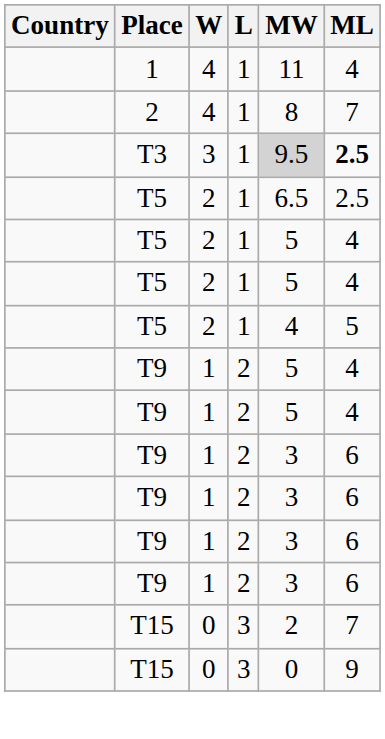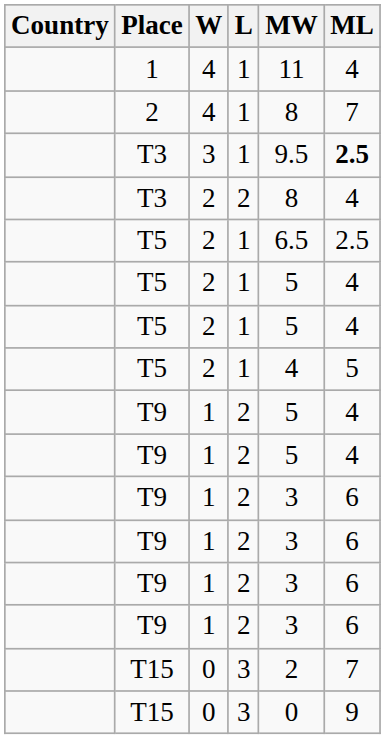(291, 154) lightgrey background -> (291, 154) no background
+ row: (152, 197)
